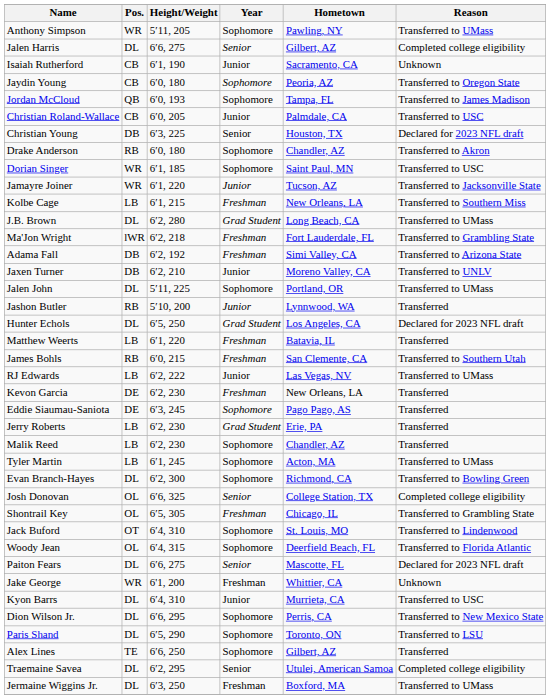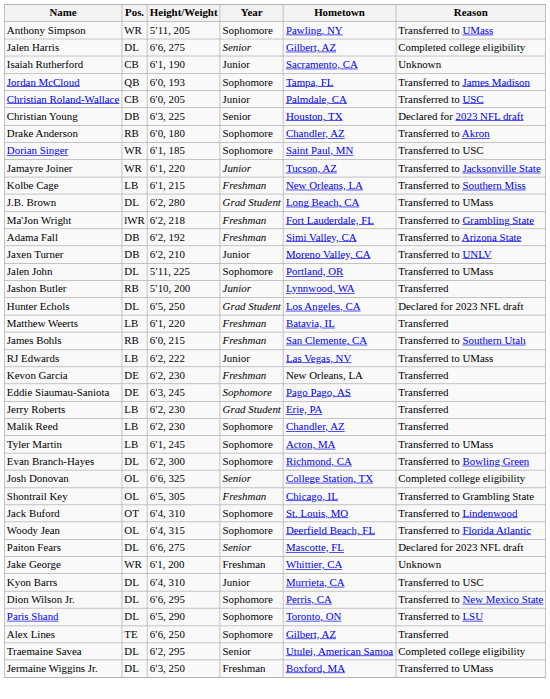- row: (36, 82)
